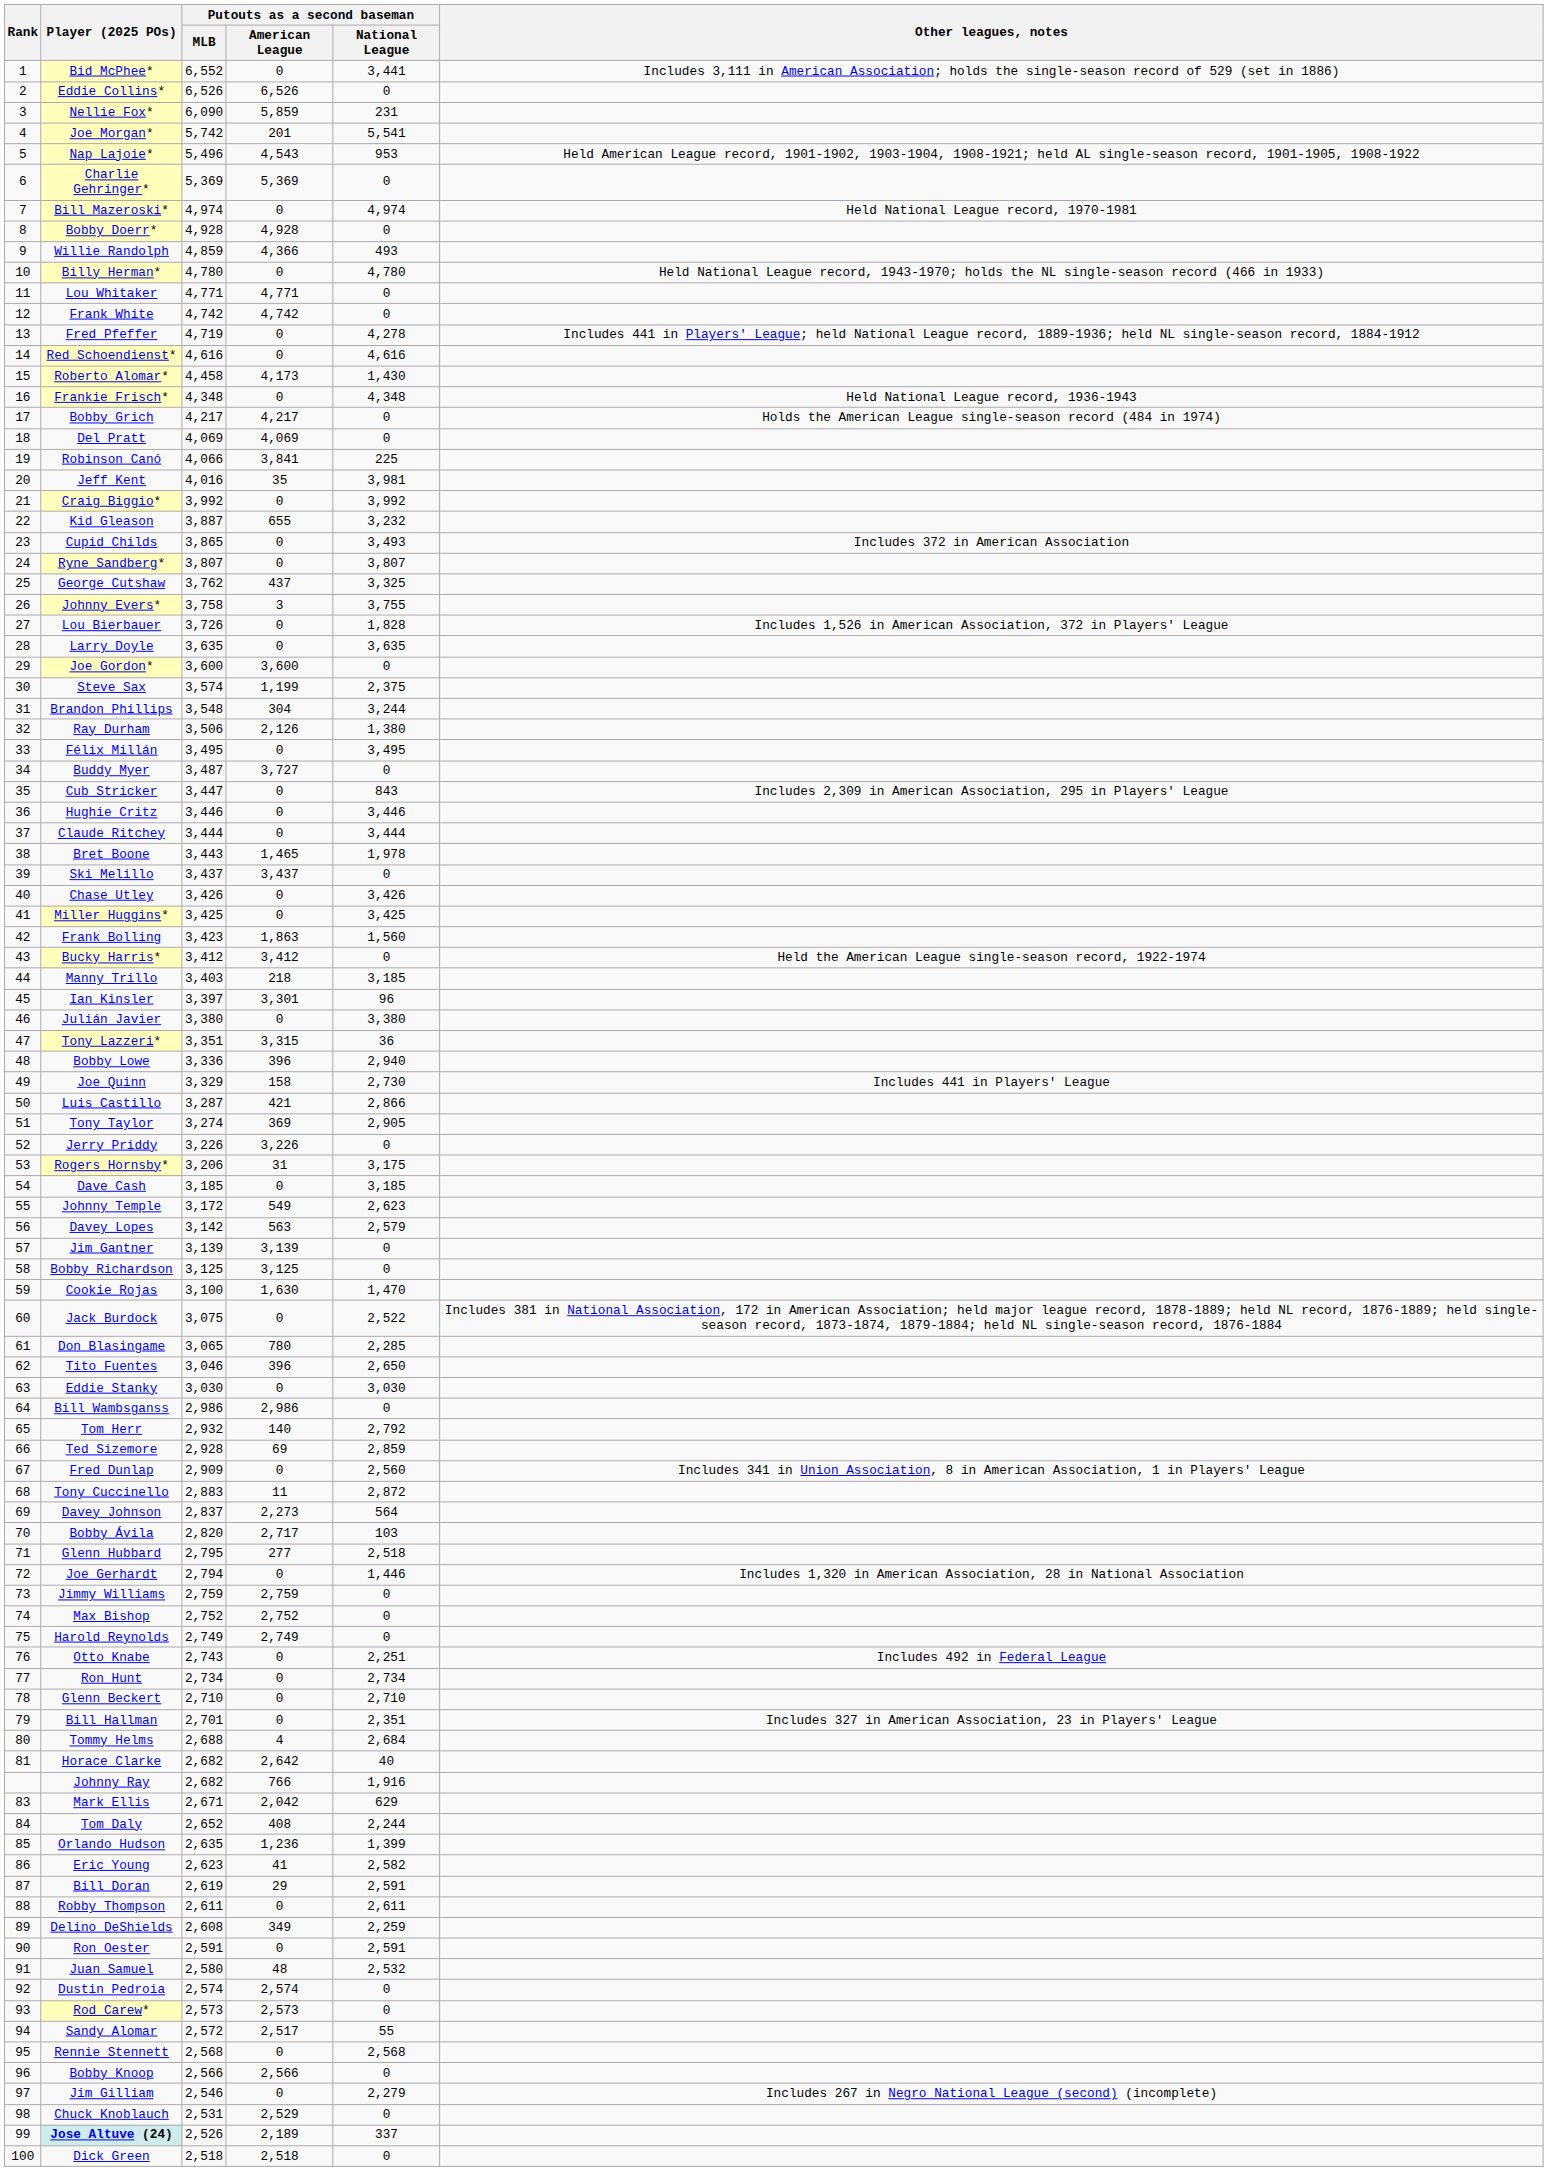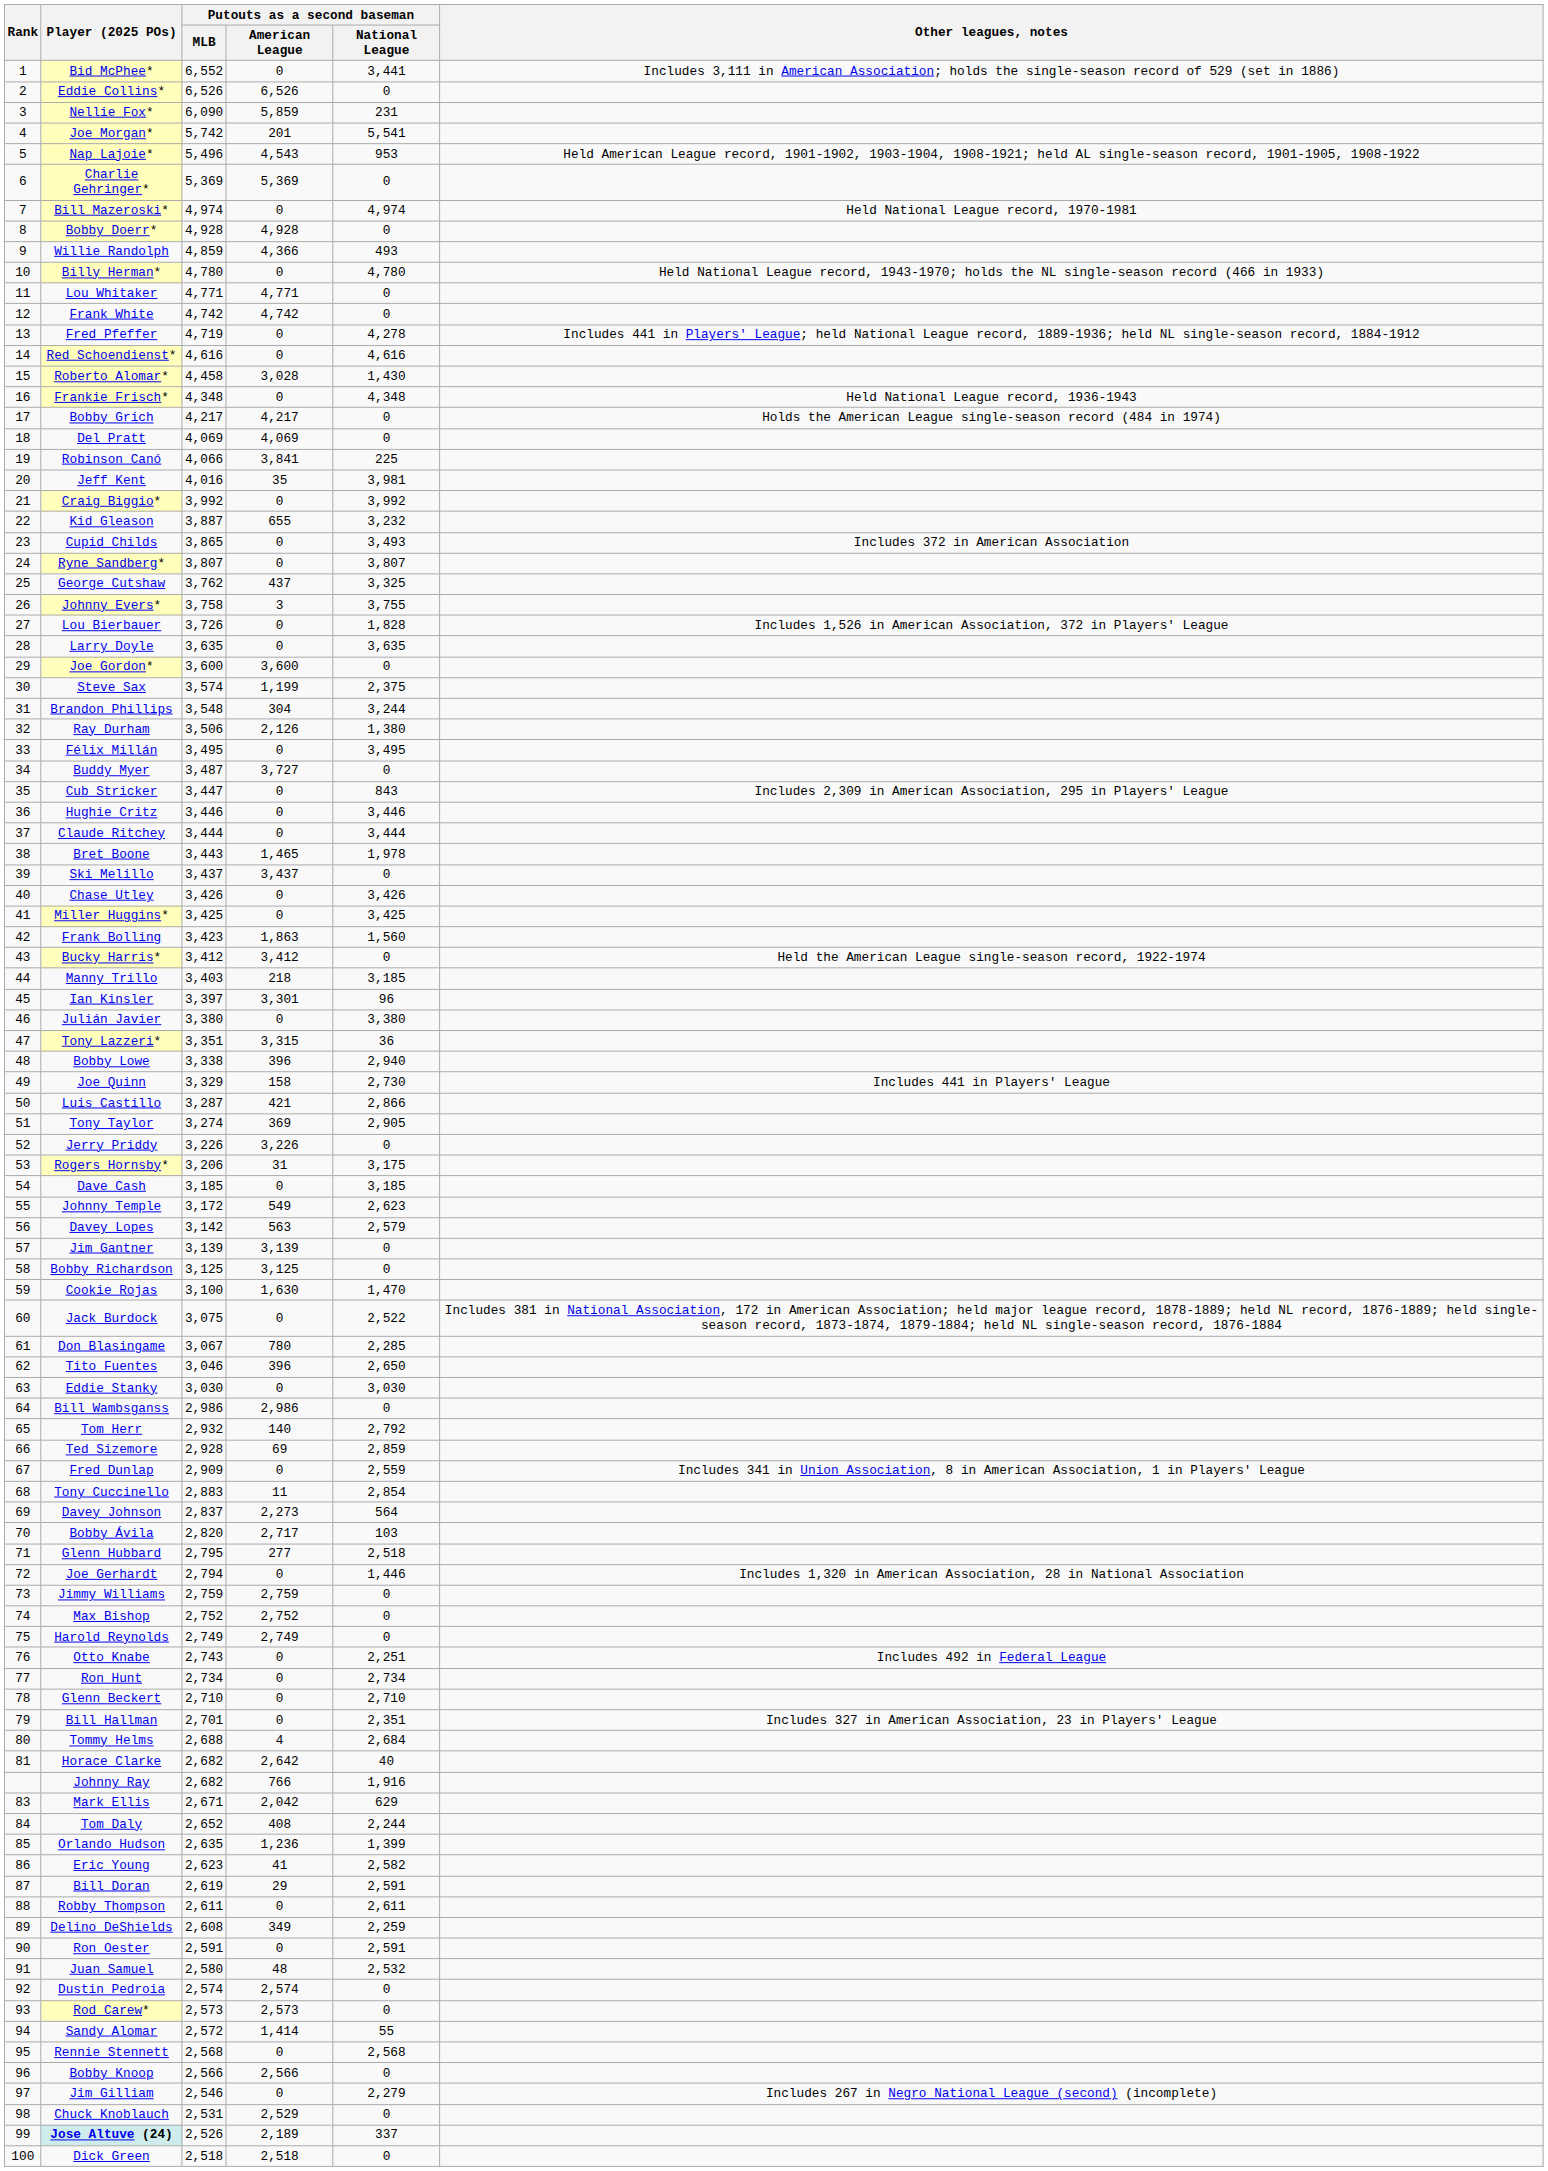(280, 376) 4,173 -> (280, 376) 3,028
(204, 1062) 3,336 -> (204, 1062) 3,338
(204, 1346) 3,065 -> (204, 1346) 3,067
(386, 1471) 2,560 -> (386, 1471) 2,559
(386, 1492) 2,872 -> (386, 1492) 2,854
(280, 2032) 2,517 -> (280, 2032) 1,414
